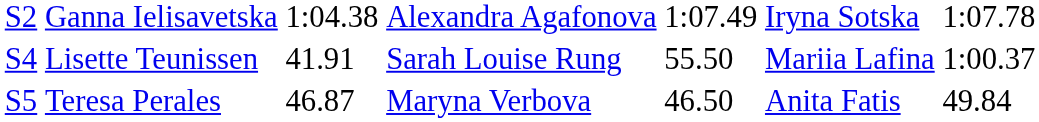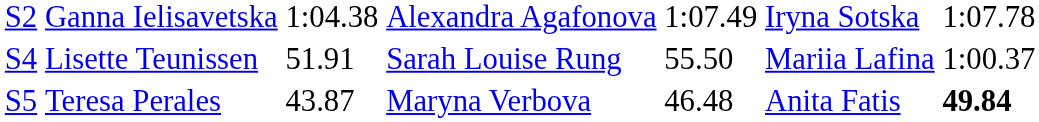(320, 58) 41.91 -> (320, 58) 51.91
(320, 101) 46.87 -> (320, 101) 43.87
(699, 101) 46.50 -> (699, 101) 46.48
(977, 101) normal -> (977, 101) bold
